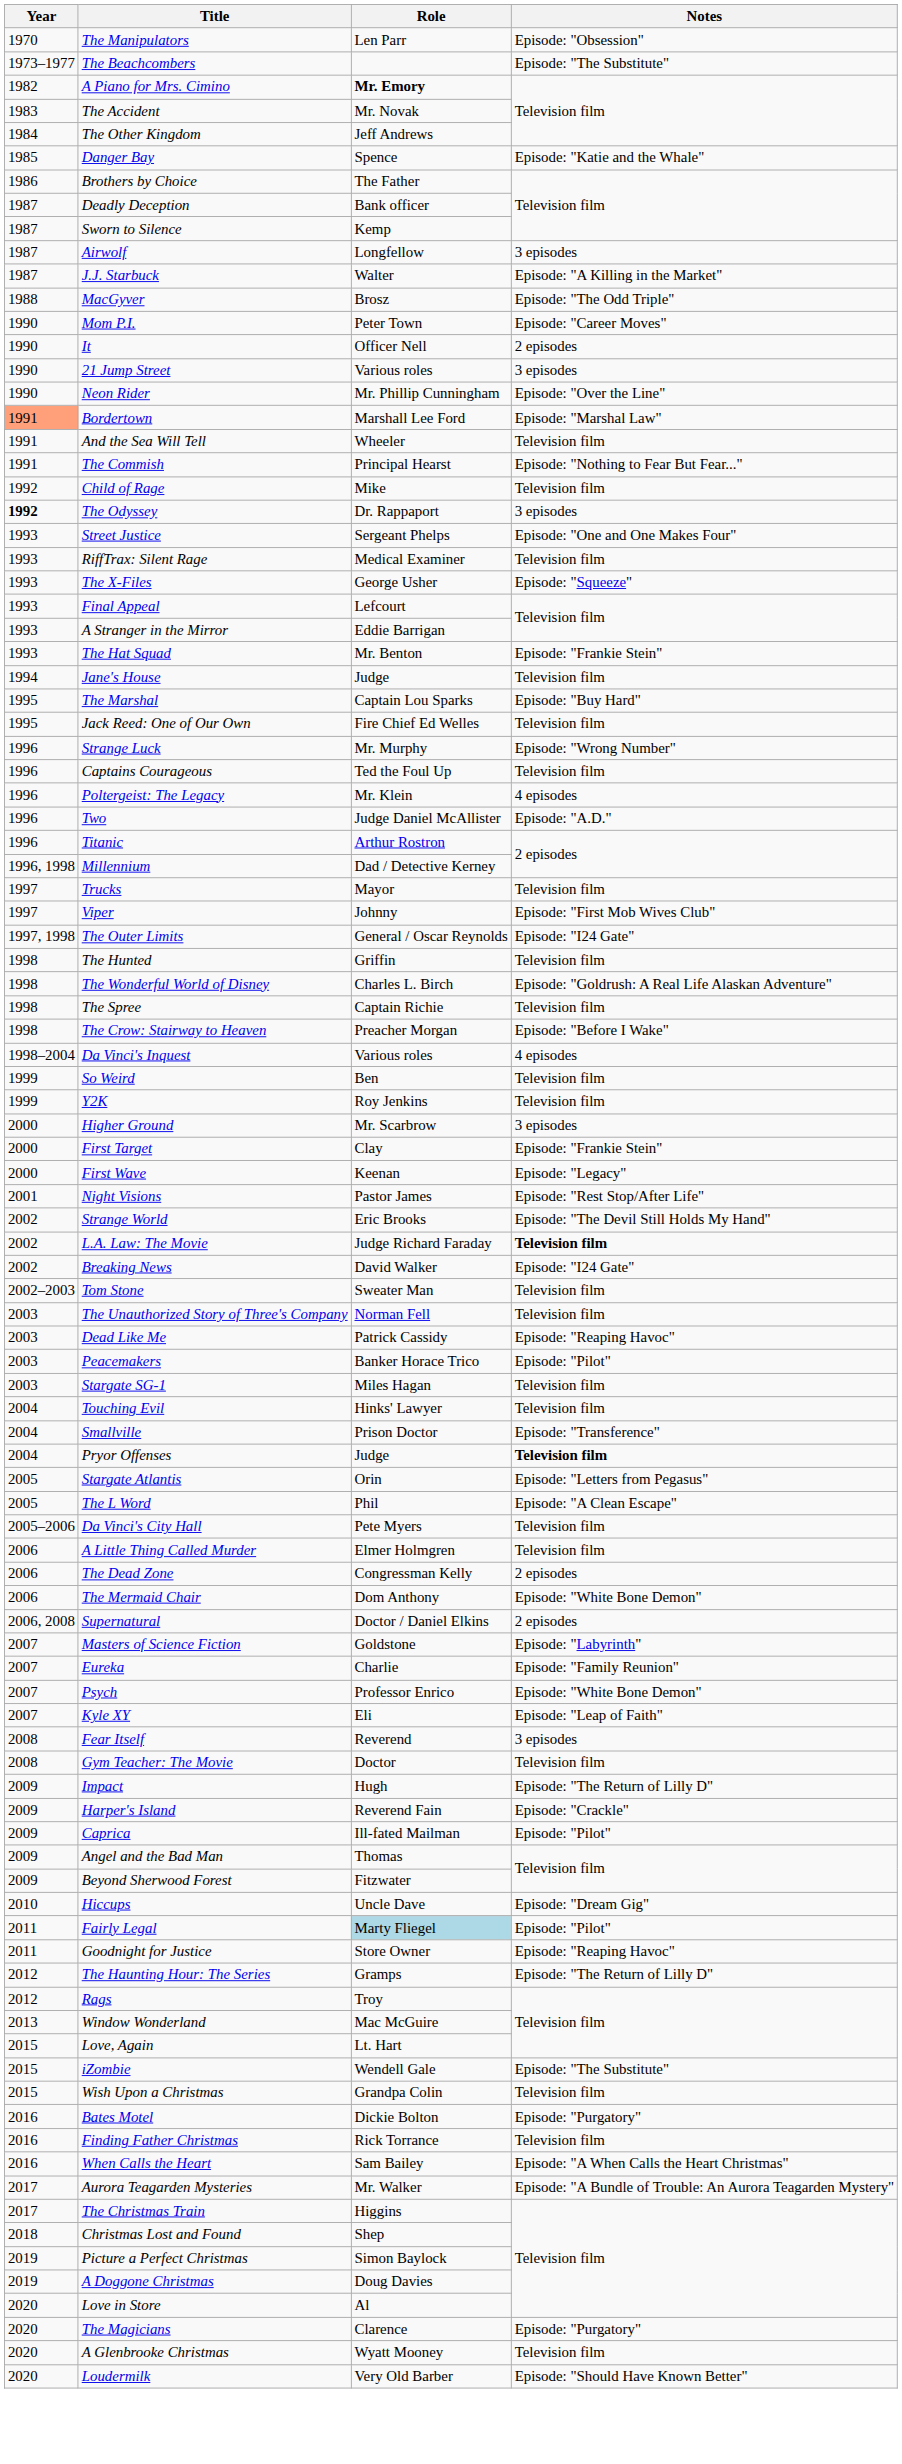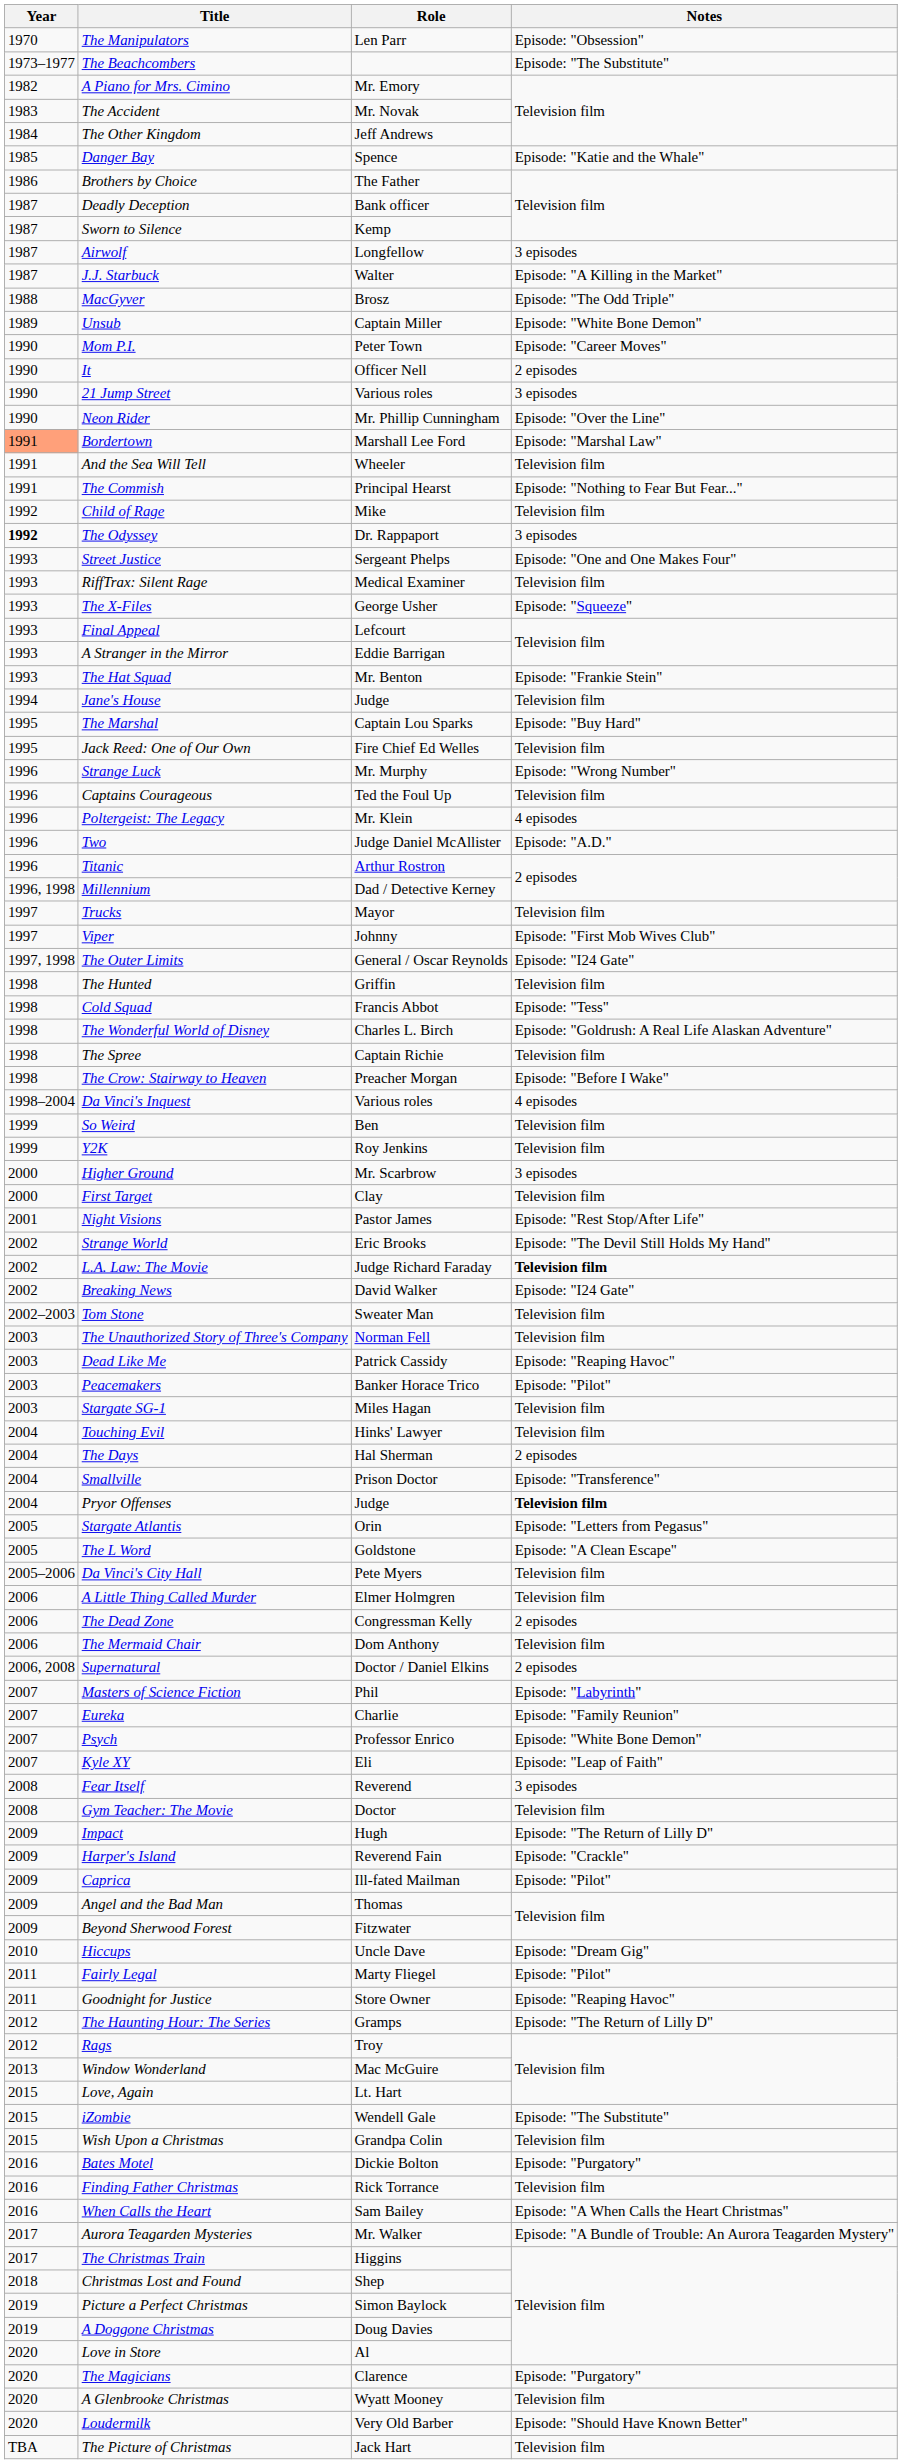(390, 87) bold -> (387, 87) normal
+ row: (101, 323)
+ row: (117, 1007)
(589, 1149) Episode: "Frankie Stein" -> (560, 1196) Television film
- row: (114, 1172)
+ row: (110, 1455)
(366, 1503) Phil -> (385, 1550) Goldstone
(608, 1597) Episode: "White Bone Demon" -> (560, 1644) Television film
(385, 1644) Goldstone -> (366, 1691) Phil
(395, 1927) lightblue background -> (395, 1974) no background
+ row: (156, 2446)
